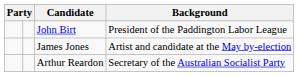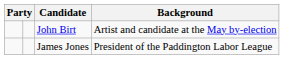(198, 29) President of the Paddington Labor League -> (185, 29) Artist and candidate at the May by-election
(200, 46) Artist and candidate at the May by-election -> (183, 46) President of the Paddington Labor League
- row: (70, 63)
